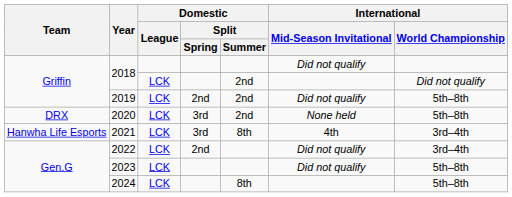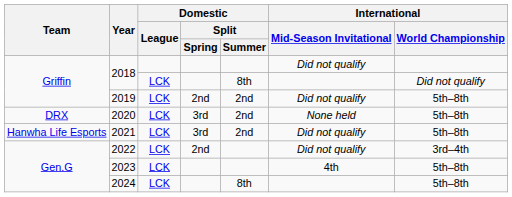(244, 82) 2nd -> (244, 82) 8th
(244, 133) 8th -> (244, 133) 2nd
(331, 133) 4th -> (331, 133) Did not qualify
(451, 133) 3rd–4th -> (451, 133) 5th–8th
(331, 167) Did not qualify -> (331, 167) 4th
